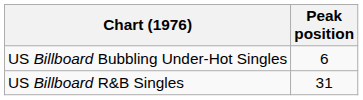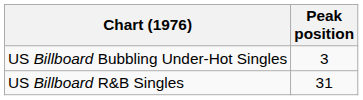(324, 58) 6 -> (324, 58) 3
